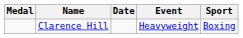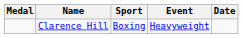columns swapped: (219, 12) <-> (124, 12)
